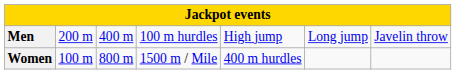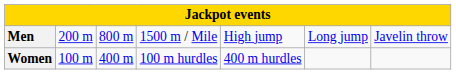(116, 36) 400 m -> (116, 36) 800 m
(179, 36) 100 m hurdles -> (178, 36) 1500 m / Mile
(116, 58) 800 m -> (116, 58) 400 m
(178, 58) 1500 m / Mile -> (179, 58) 100 m hurdles
